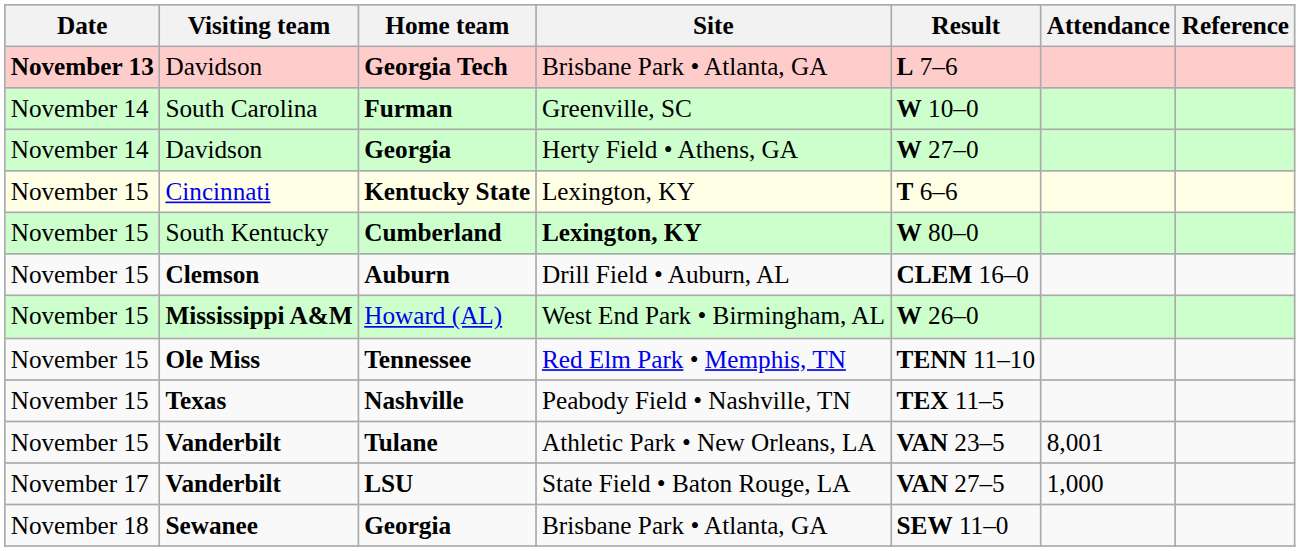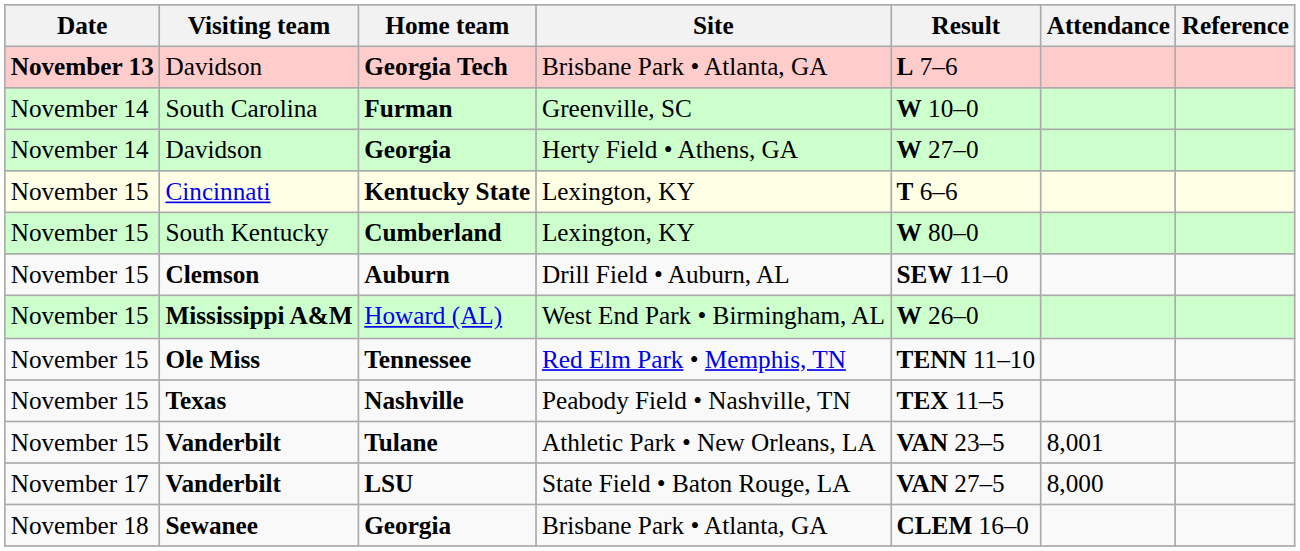(622, 233) bold -> (618, 233) normal
(963, 275) CLEM 16–0 -> (953, 275) SEW 11–0
(1075, 483) 1,000 -> (1075, 483) 8,000
(953, 524) SEW 11–0 -> (963, 524) CLEM 16–0
